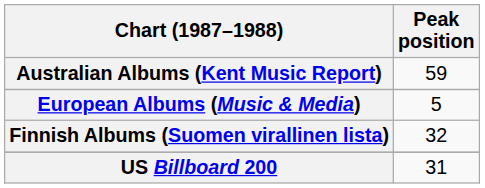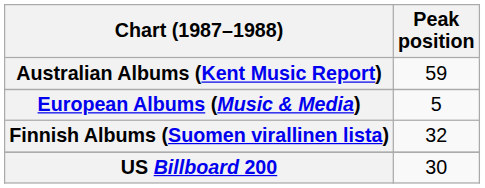(436, 167) 31 -> (436, 167) 30
